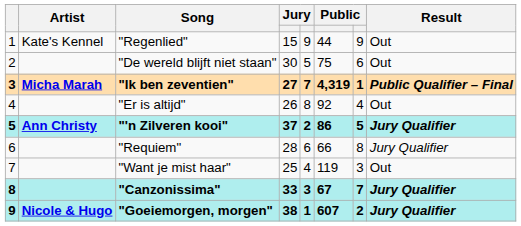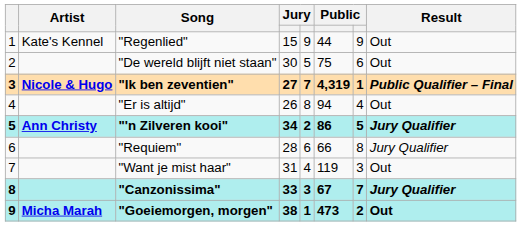(62, 84) Micha Marah -> (67, 84) Nicole & Hugo
(324, 105) 92 -> (324, 105) 94
(290, 126) 37 -> (290, 126) 34
(290, 168) 25 -> (290, 168) 31
(67, 210) Nicole & Hugo -> (62, 210) Micha Marah
(328, 210) 607 -> (328, 210) 473
(413, 210) Jury Qualifier -> (381, 210) Out
